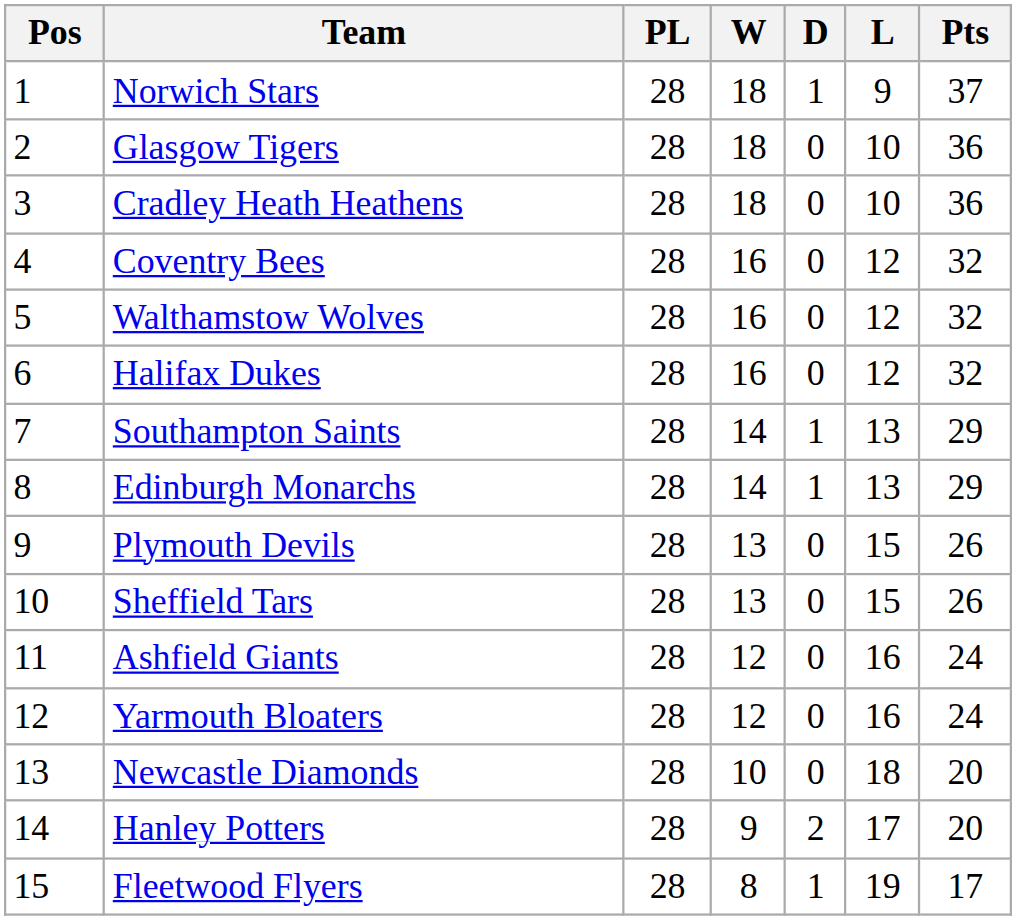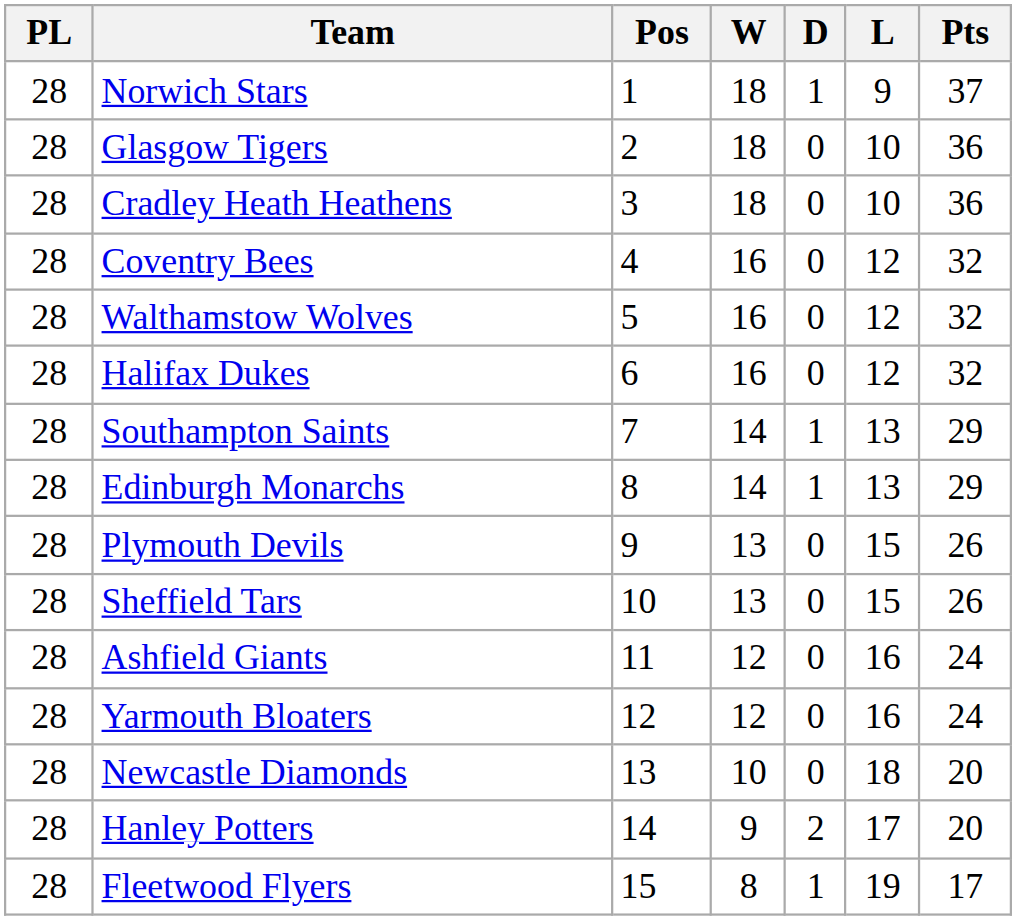columns swapped: (55, 32) <-> (668, 32)
